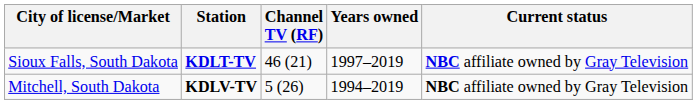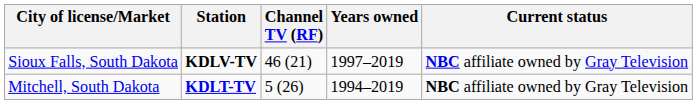(221, 61) KDLT-TV -> (221, 61) KDLV-TV
(221, 86) KDLV-TV -> (221, 86) KDLT-TV
